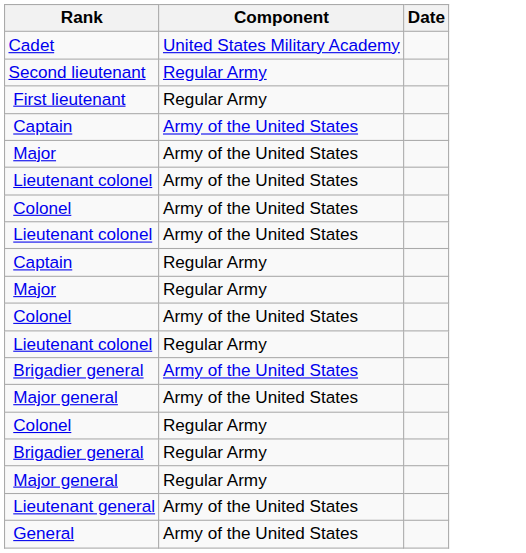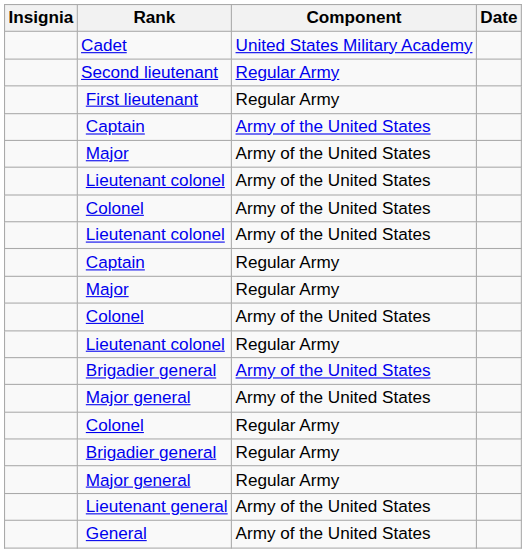+ column: (41, 18)
